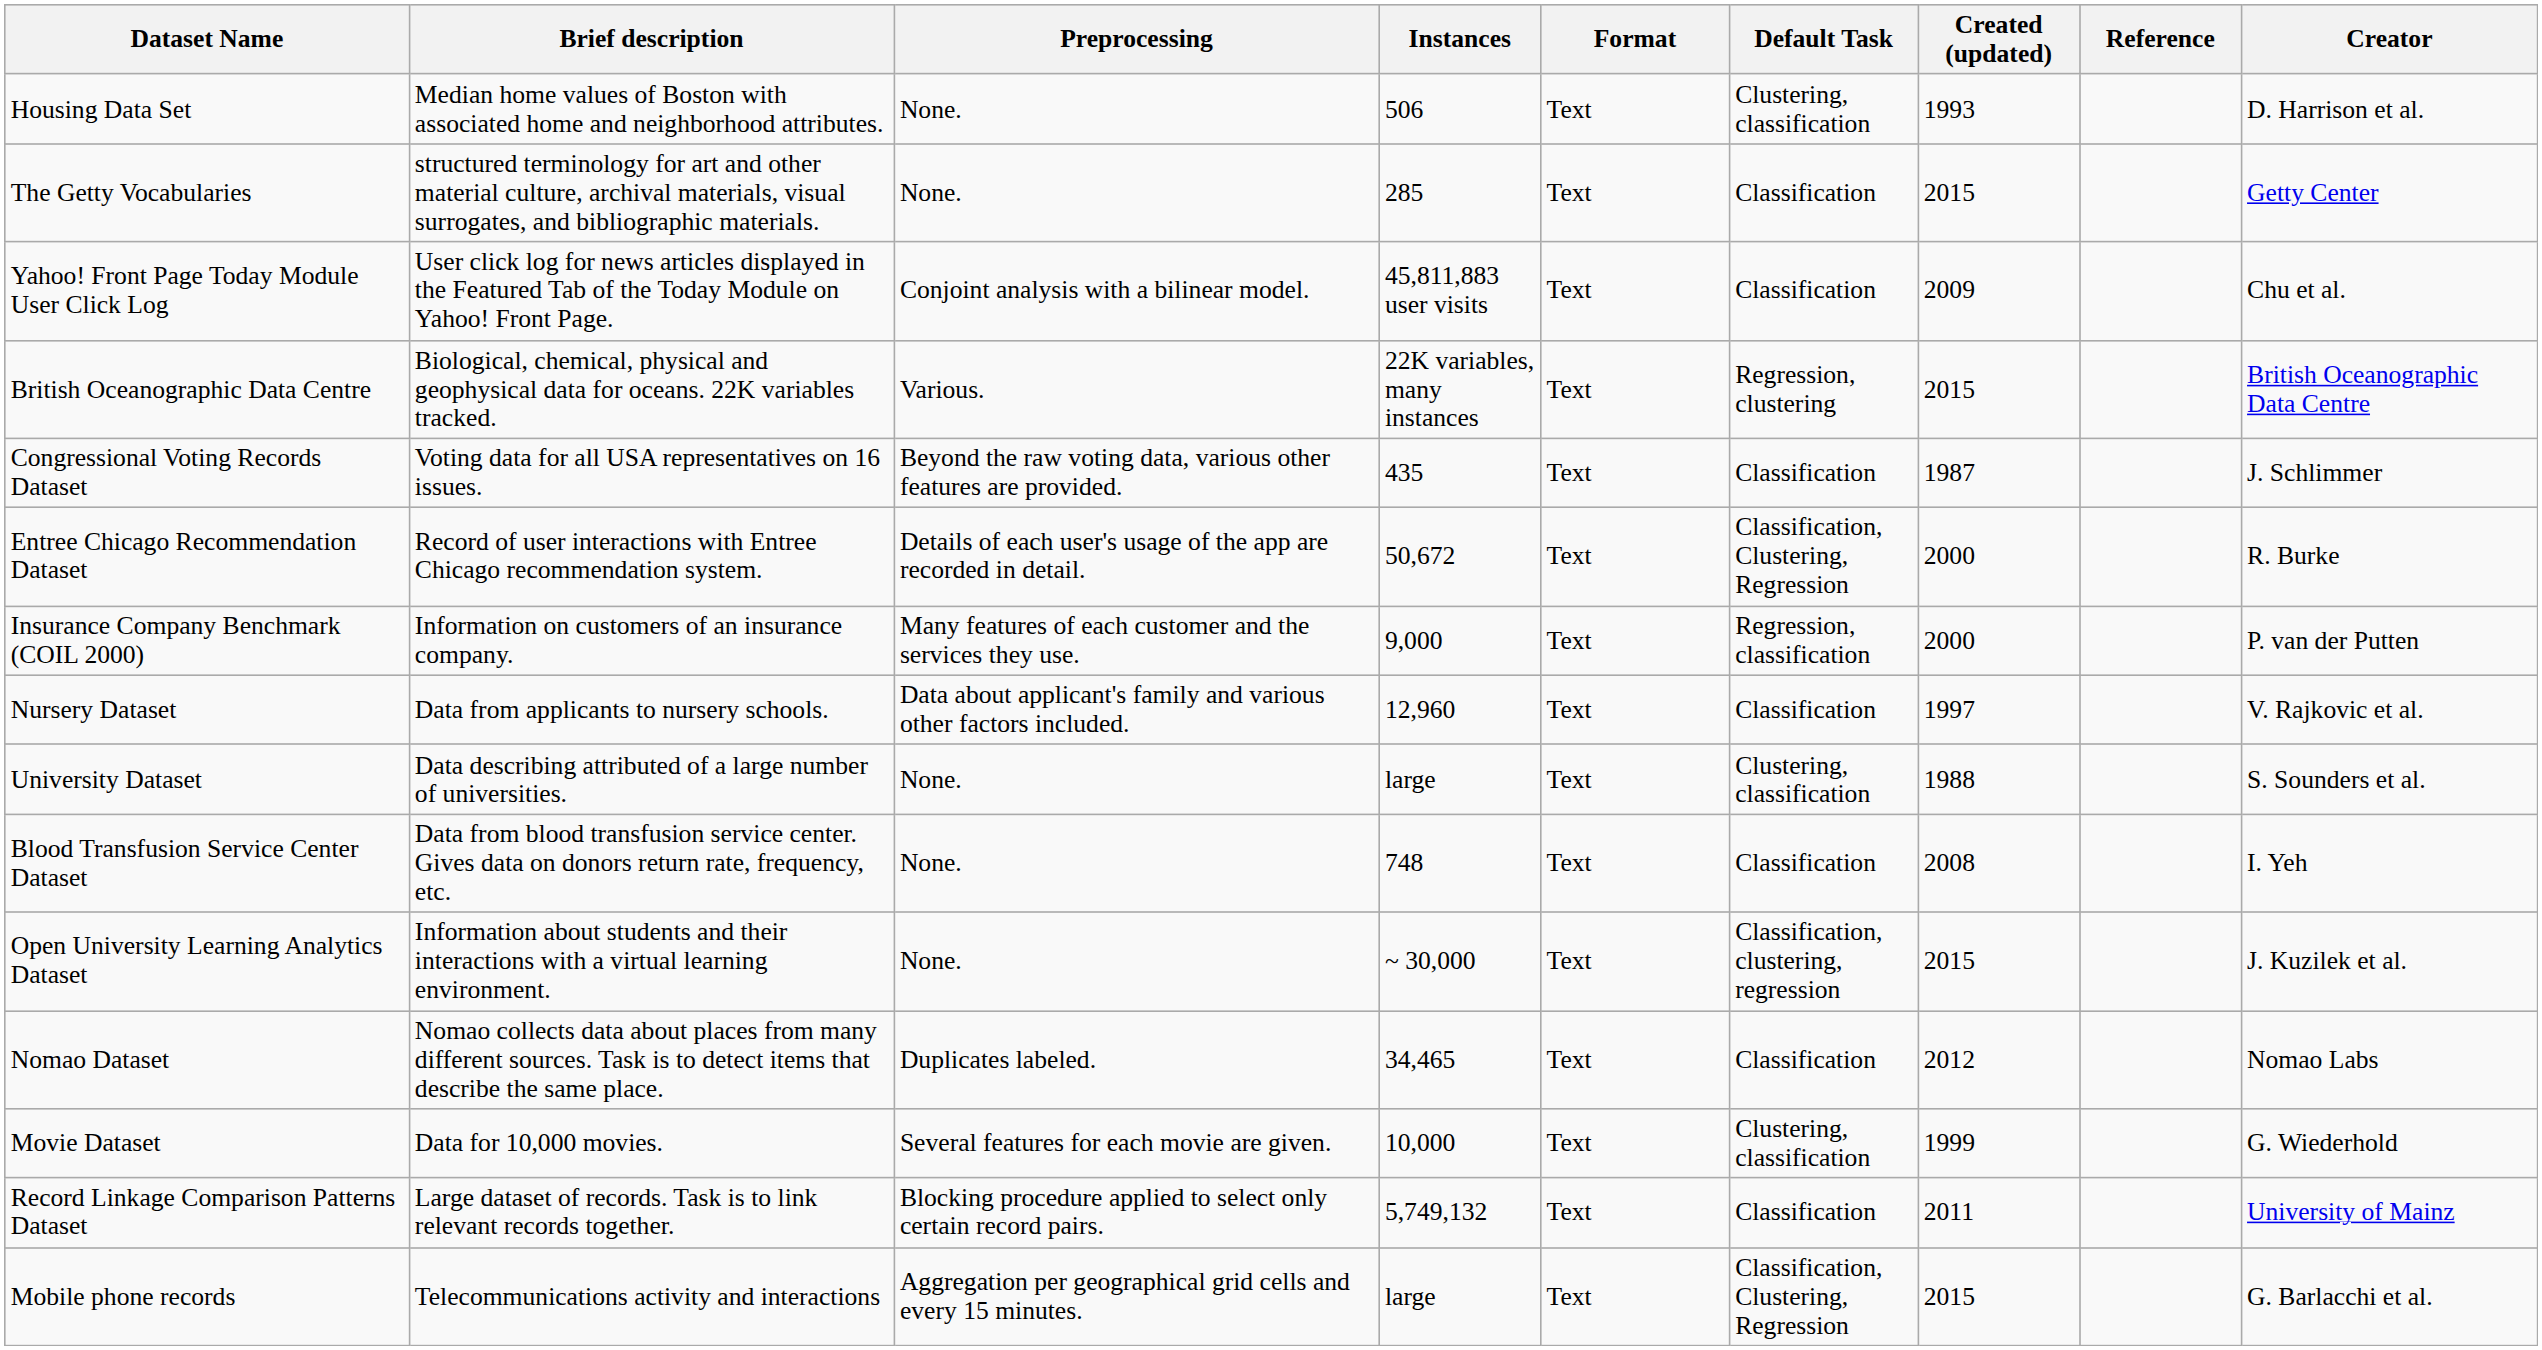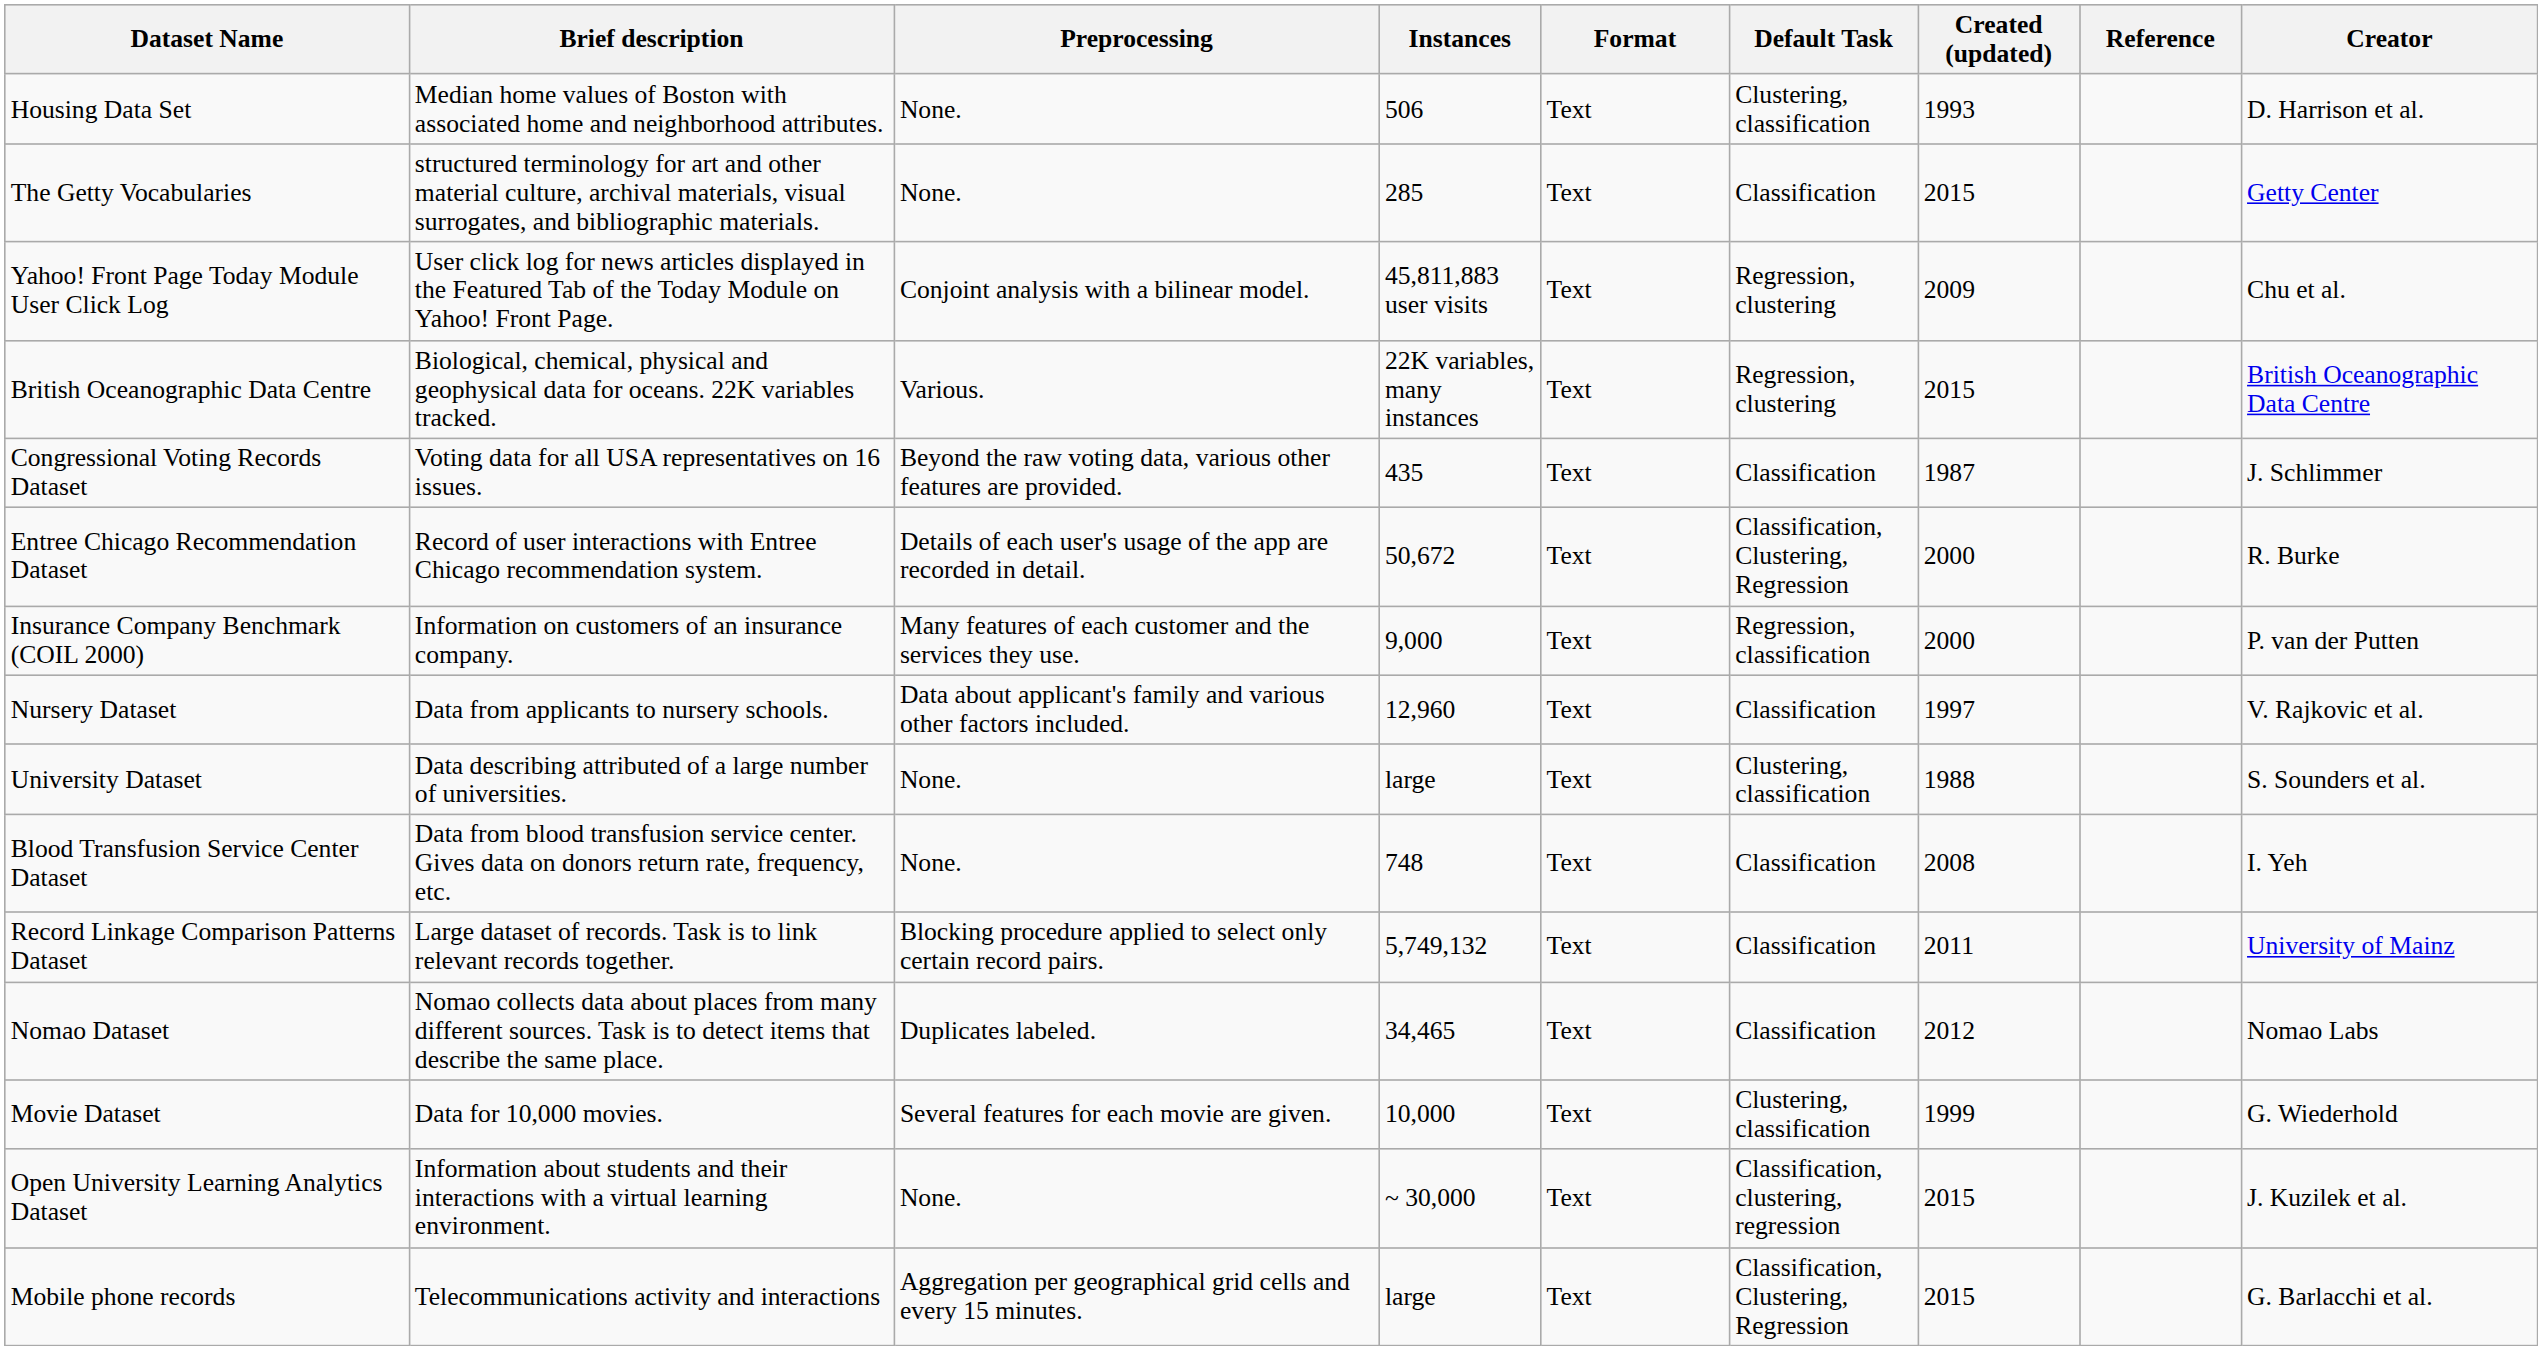(1806, 290) Classification -> (1795, 290) Regression, clustering
rows swapped: (203, 1212) <-> (197, 960)
